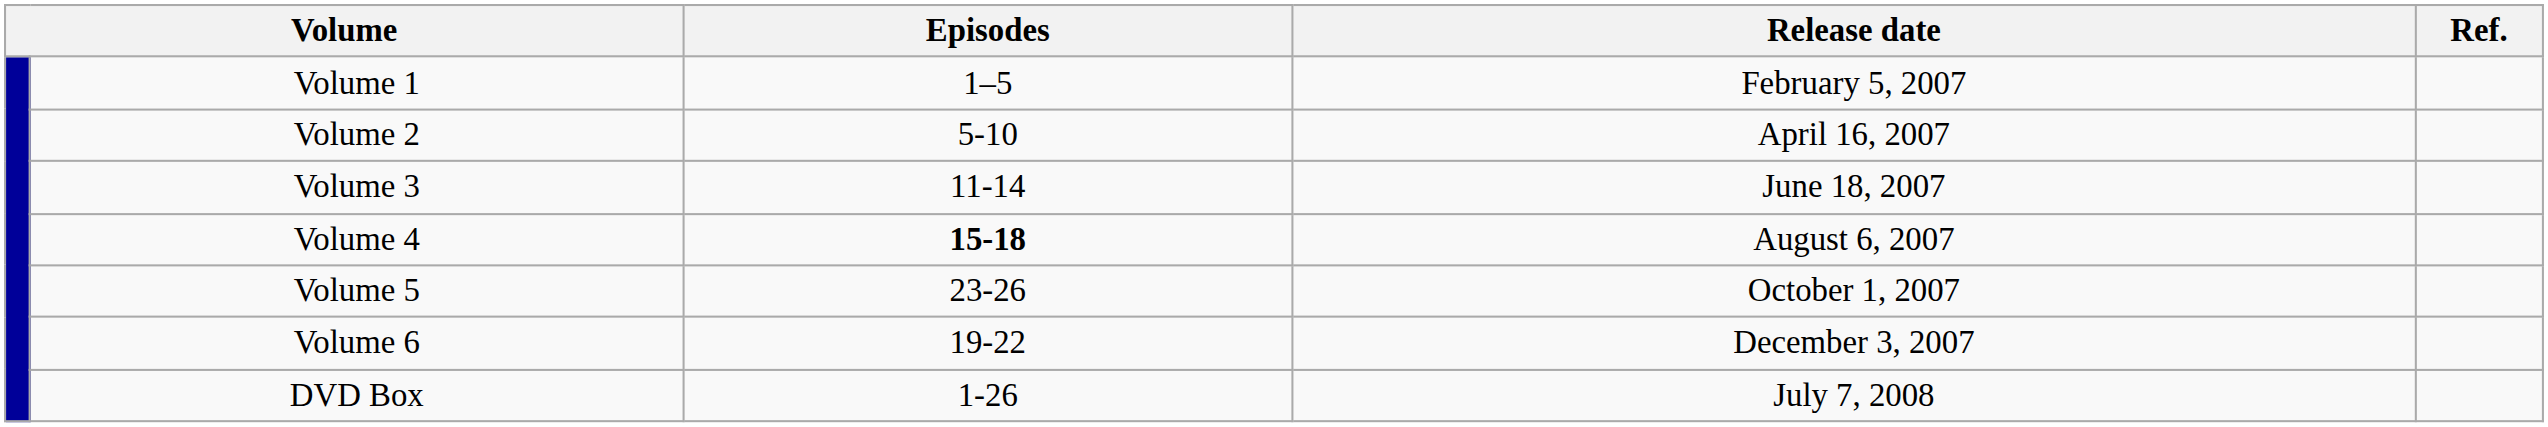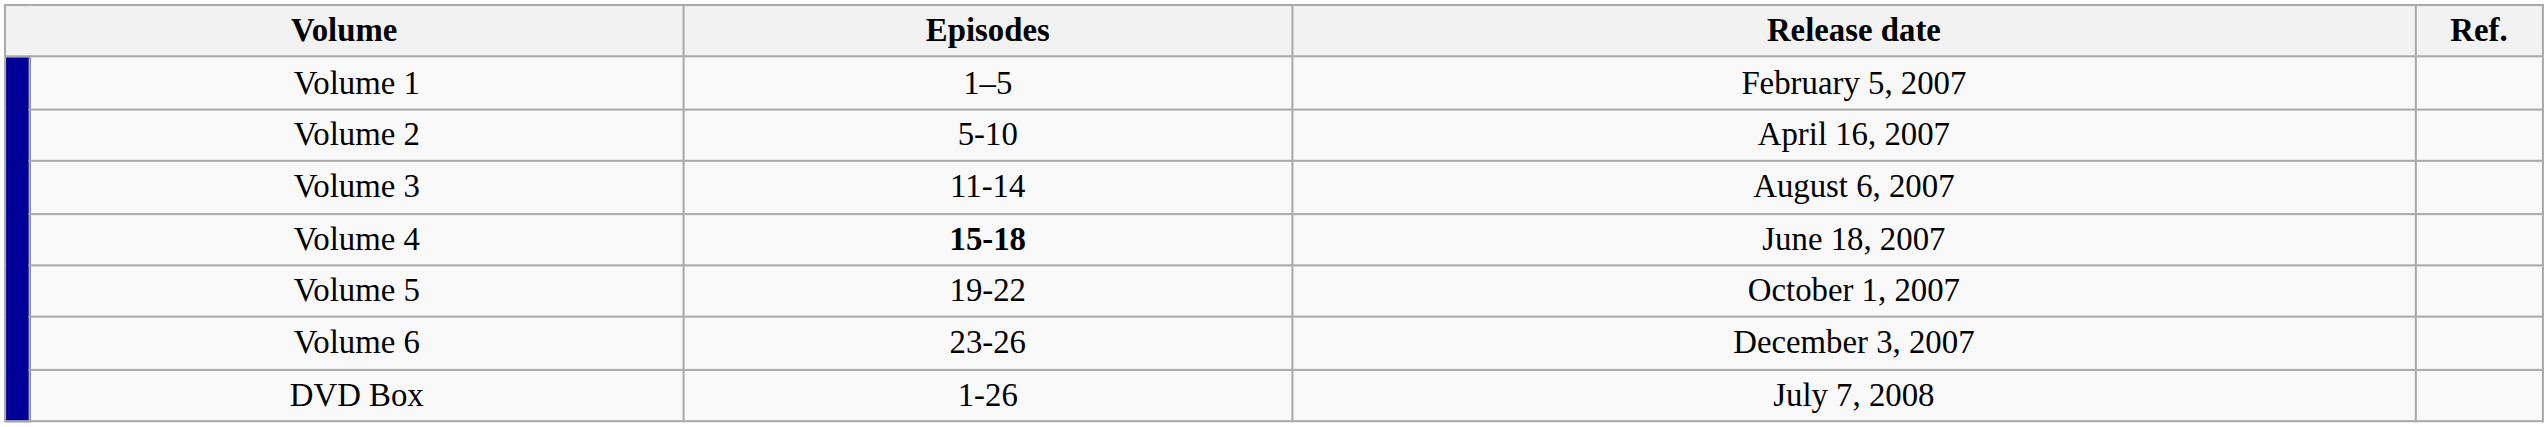(1854, 186) June 18, 2007 -> (1854, 186) August 6, 2007
(1854, 238) August 6, 2007 -> (1854, 238) June 18, 2007
(988, 290) 23-26 -> (988, 290) 19-22
(988, 342) 19-22 -> (988, 342) 23-26
